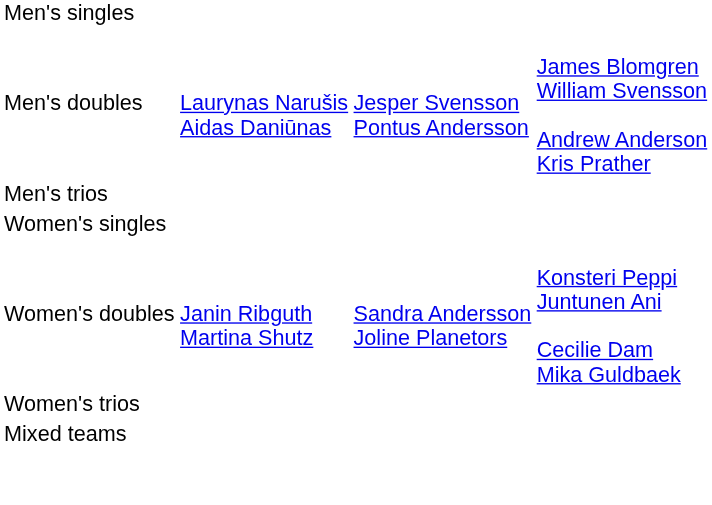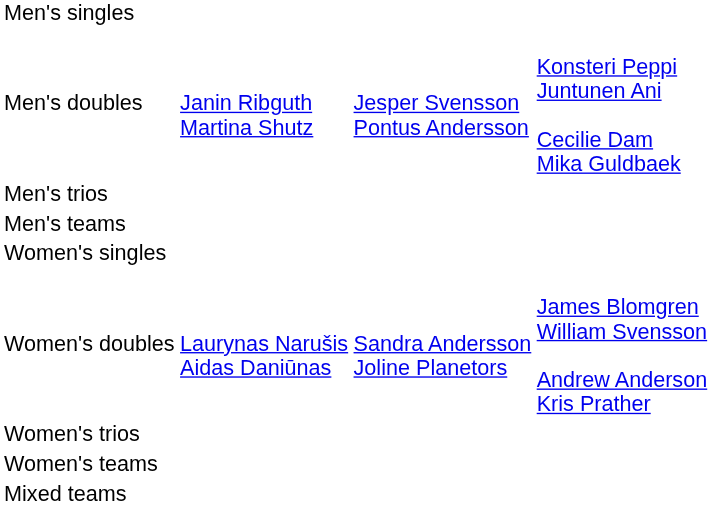(264, 115) Laurynas Narušis Aidas Daniūnas -> (247, 115) Janin Ribguth Martina Shutz
(622, 115) James Blomgren William Svensson Andrew Anderson Kris Prather -> (609, 115) Konsteri Peppi Juntunen Ani Cecilie Dam Mika Guldbaek
+ row: (65, 223)
(247, 326) Janin Ribguth Martina Shutz -> (264, 355) Laurynas Narušis Aidas Daniūnas
(609, 326) Konsteri Peppi Juntunen Ani Cecilie Dam Mika Guldbaek -> (622, 355) James Blomgren William Svensson Andrew Anderson Kris Prather
+ row: (81, 463)
